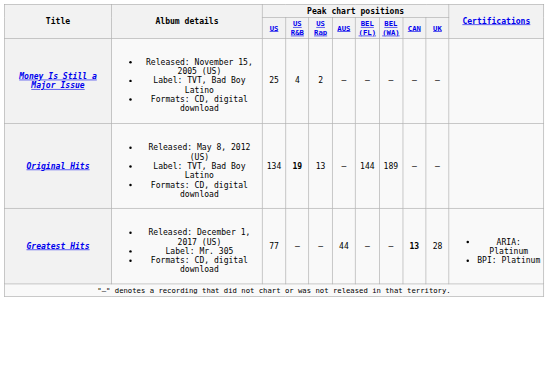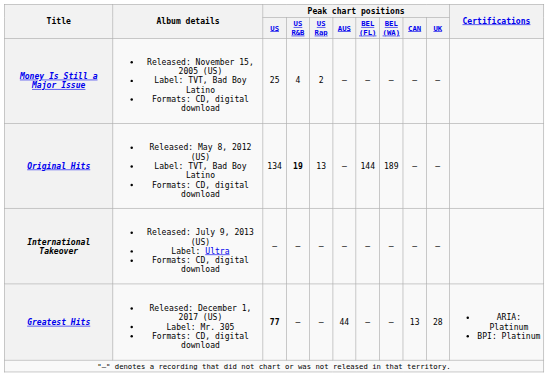+ row: (59, 246)
(274, 246) normal -> (275, 322) bold
(414, 246) bold -> (415, 322) normal
